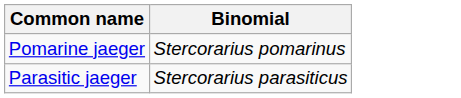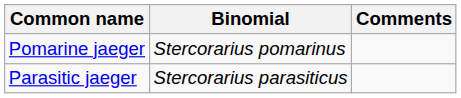+ column: (404, 19)
